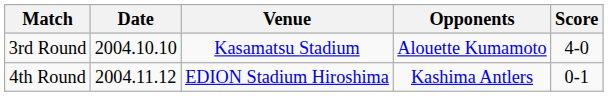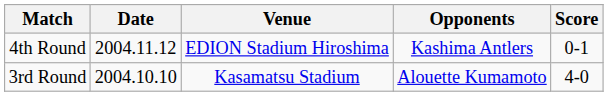rows swapped: (48, 47) <-> (48, 76)
